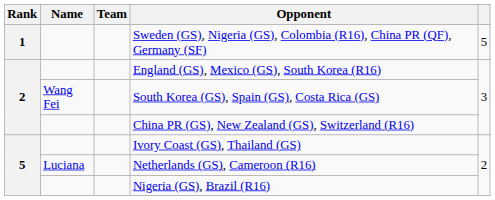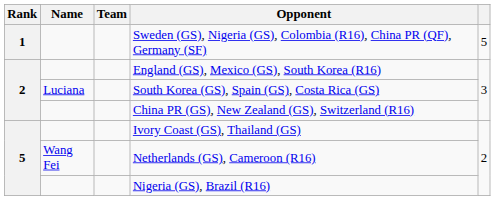(58, 97) Wang Fei -> (64, 89) Luciana
(64, 165) Luciana -> (58, 158) Wang Fei
